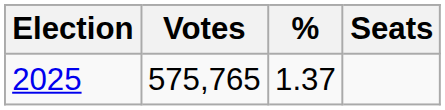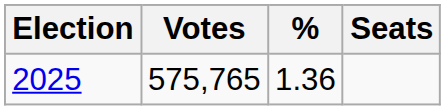(305, 78) 1.37 -> (305, 78) 1.36
